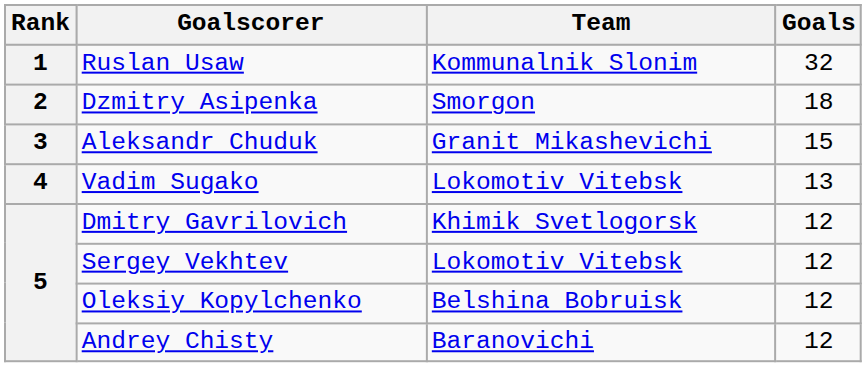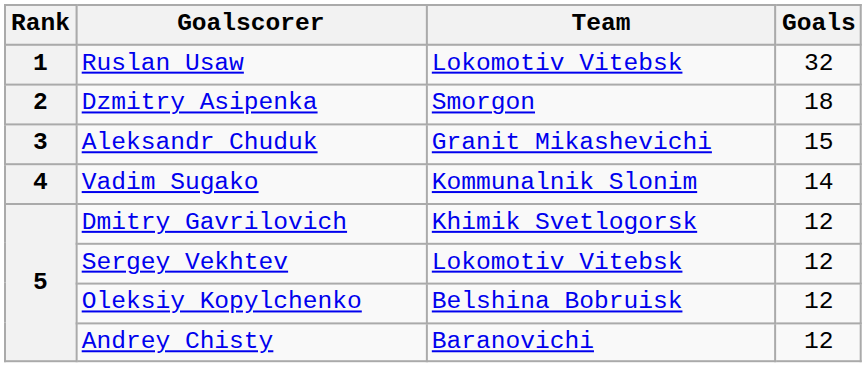(564, 65) Kommunalnik Slonim -> (557, 65) Lokomotiv Vitebsk
(557, 184) Lokomotiv Vitebsk -> (564, 184) Kommunalnik Slonim
(819, 184) 13 -> (819, 184) 14
